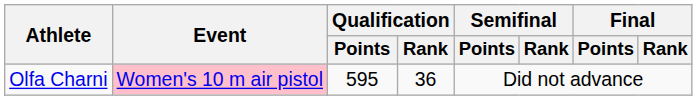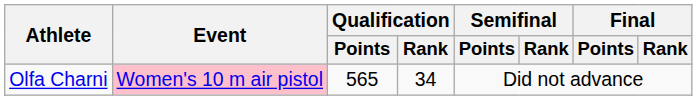(362, 80) 595 -> (362, 80) 565
(426, 80) 36 -> (426, 80) 34
